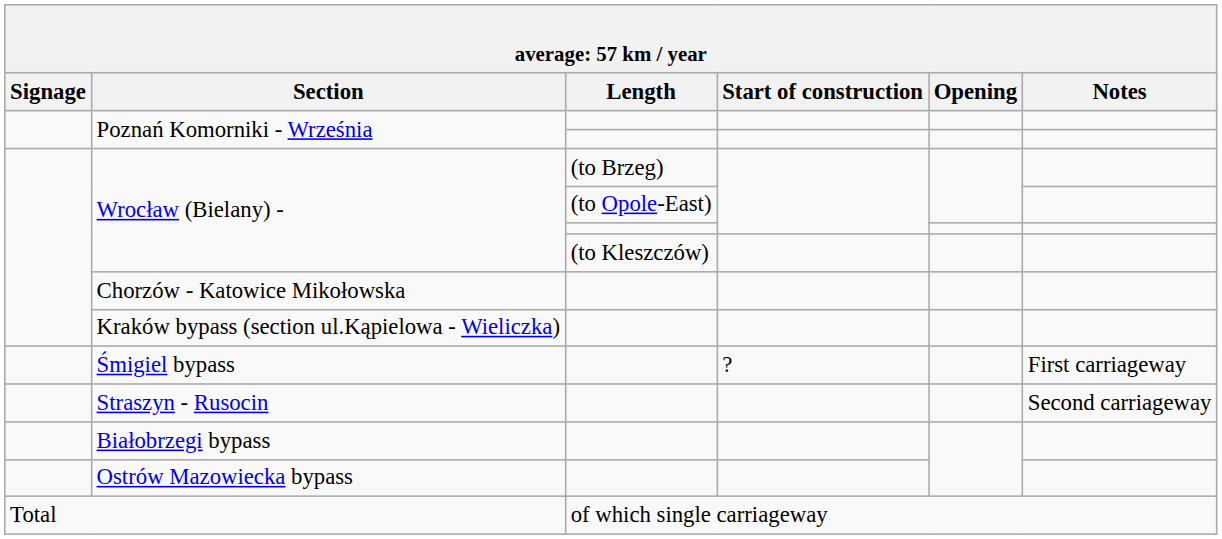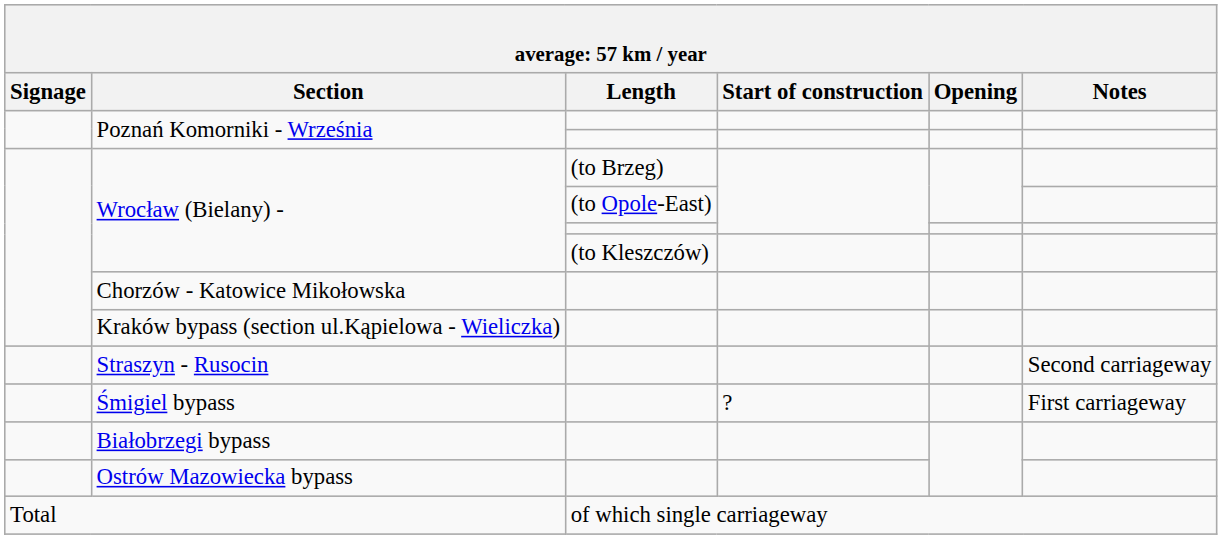rows swapped: (166, 365) <-> (183, 402)
